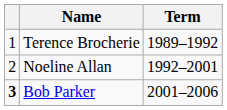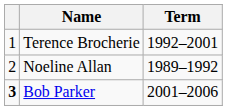(183, 42) 1989–1992 -> (183, 42) 1992–2001
(183, 67) 1992–2001 -> (183, 67) 1989–1992
